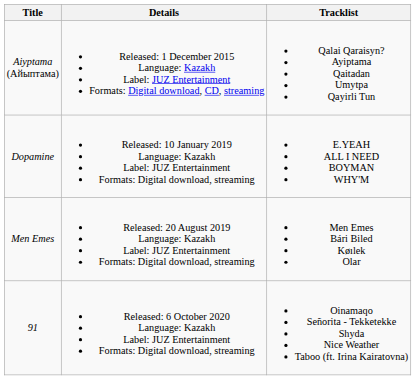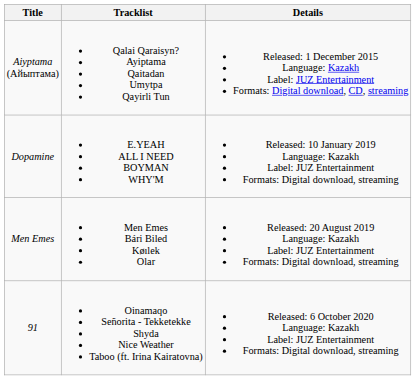columns swapped: (164, 12) <-> (339, 12)
